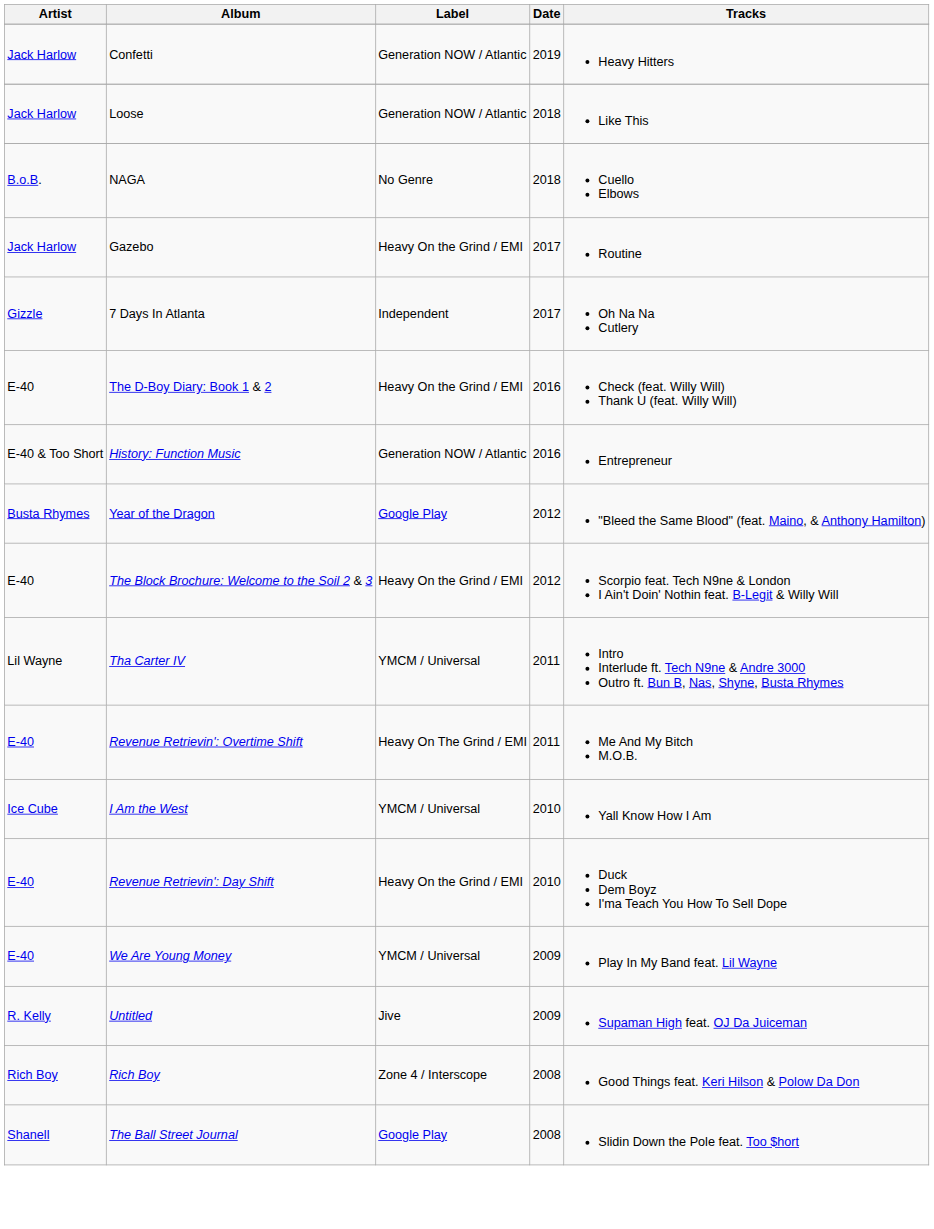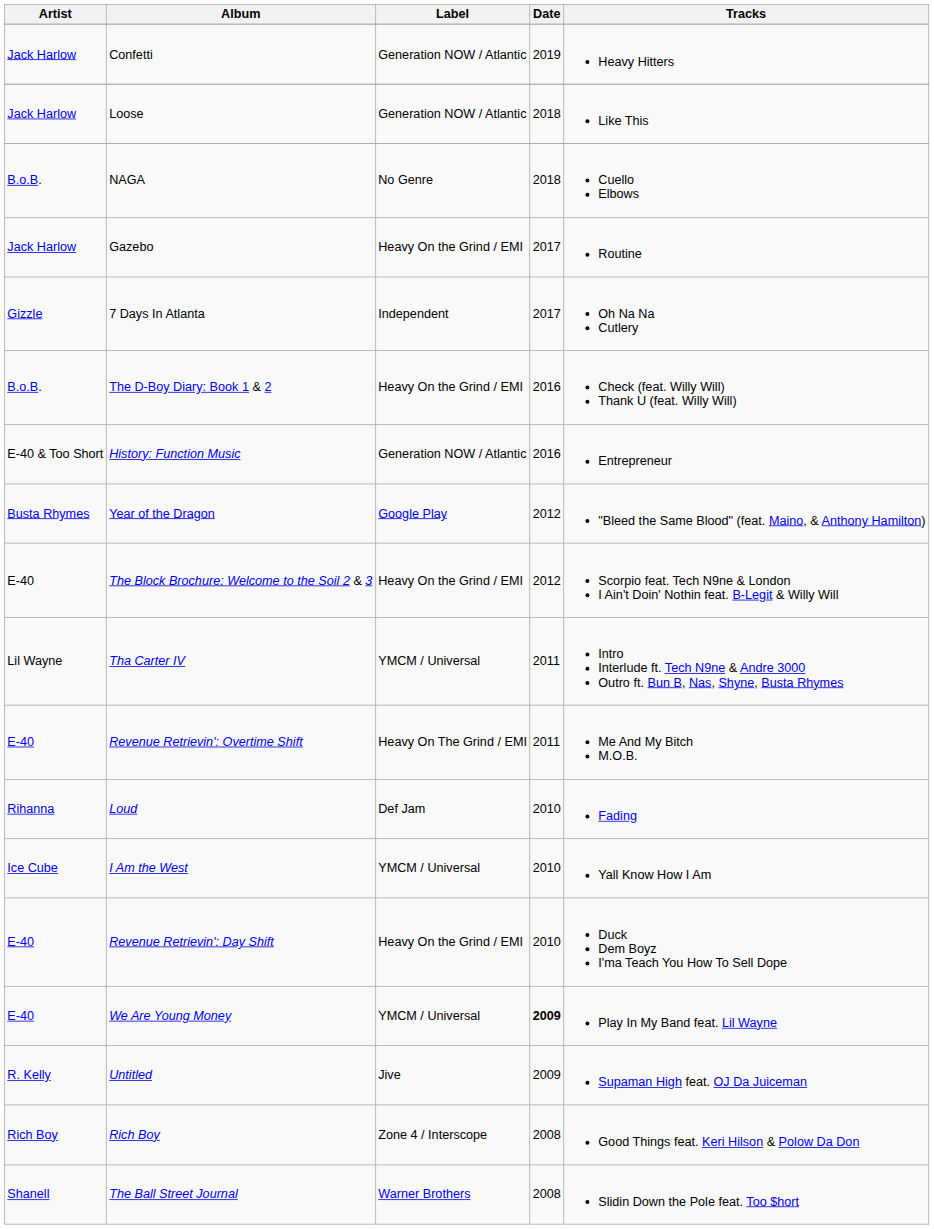(21, 387) E-40 -> (25, 387) B.o.B.
+ row: (123, 808)
(547, 956) normal -> (547, 1015) bold
(413, 1135) Google Play -> (424, 1194) Warner Brothers
